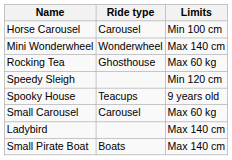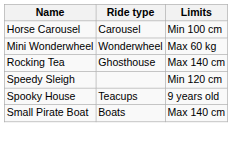(196, 46) Max 140 cm -> (192, 46) Max 60 kg
(192, 63) Max 60 kg -> (196, 63) Max 140 cm
- row: (43, 113)
- row: (27, 130)
